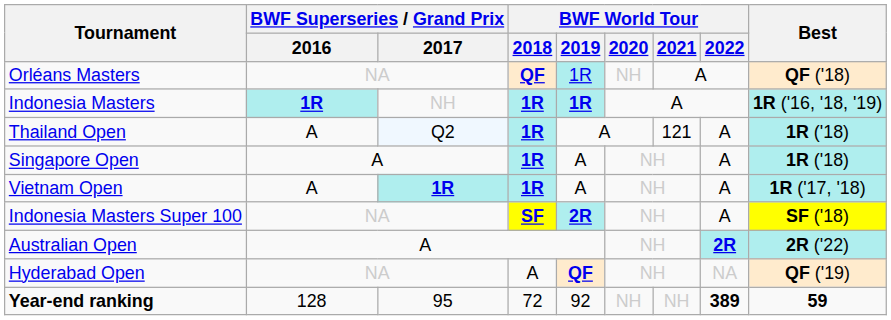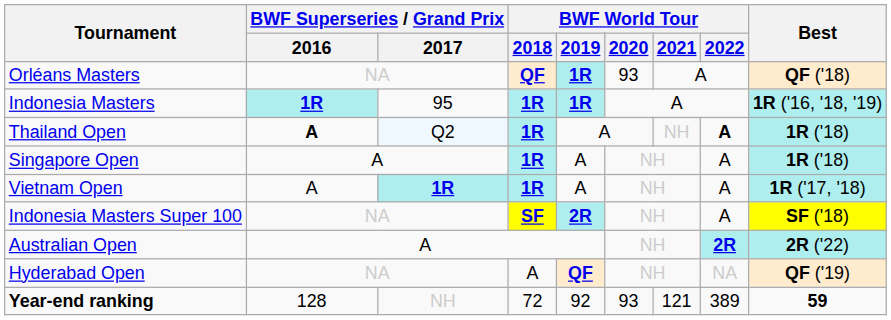(580, 76) normal -> (580, 76) bold
(629, 76) NH -> (629, 76) 93
(443, 104) NH -> (443, 104) 95
(312, 132) normal -> (312, 132) bold
(677, 132) 121 -> (677, 132) NH
(725, 132) normal -> (725, 132) bold
(443, 301) 95 -> (443, 301) NH
(629, 301) NH -> (629, 301) 93
(677, 301) NH -> (677, 301) 121
(725, 301) bold -> (725, 301) normal
